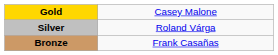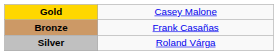rows swapped: (51, 27) <-> (51, 43)
